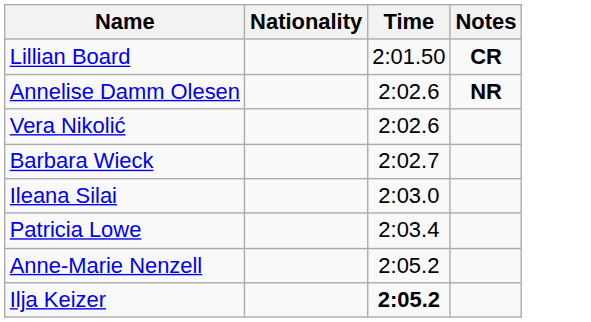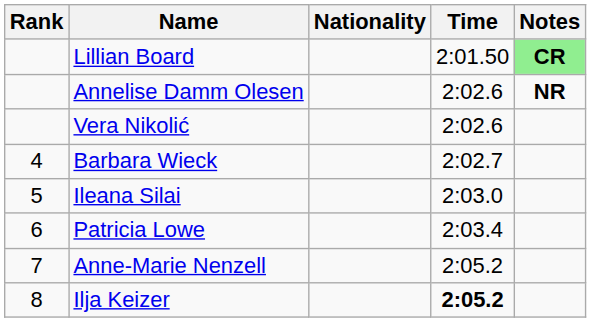+ column: (37, 21)
(486, 56) no background -> (550, 56) lightgreen background
